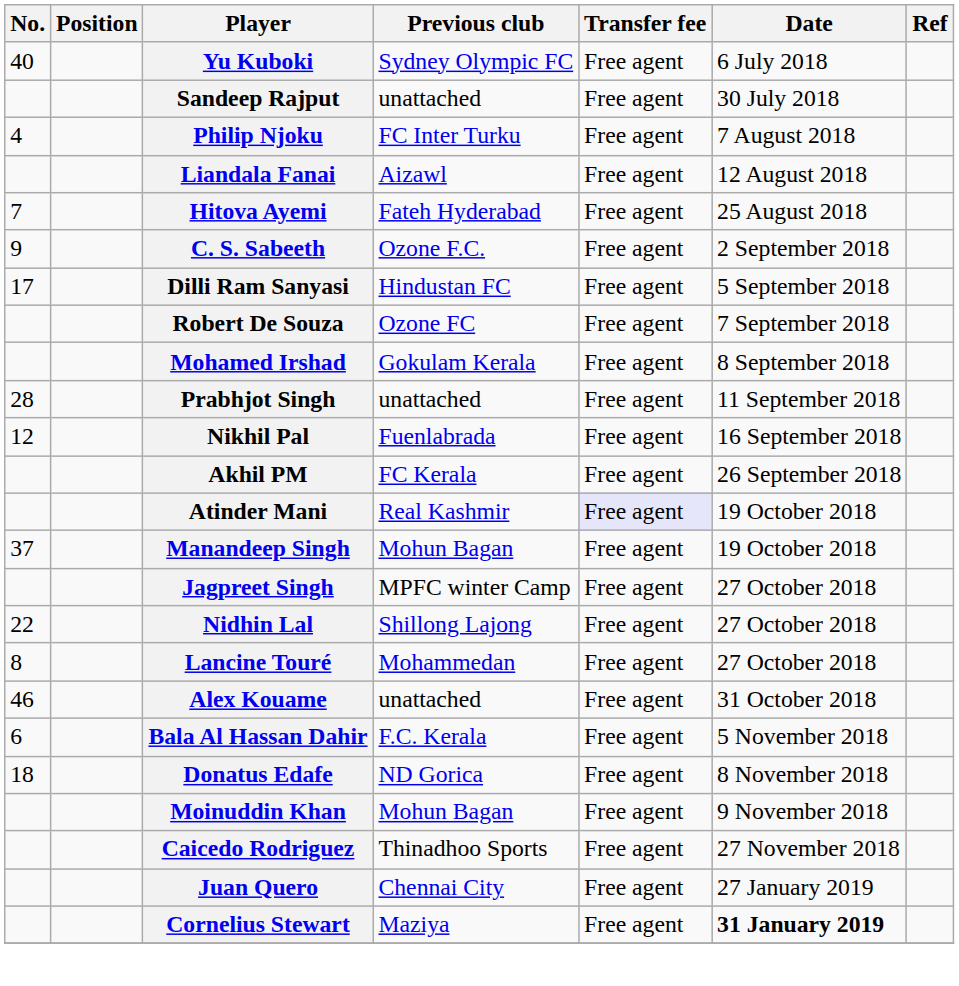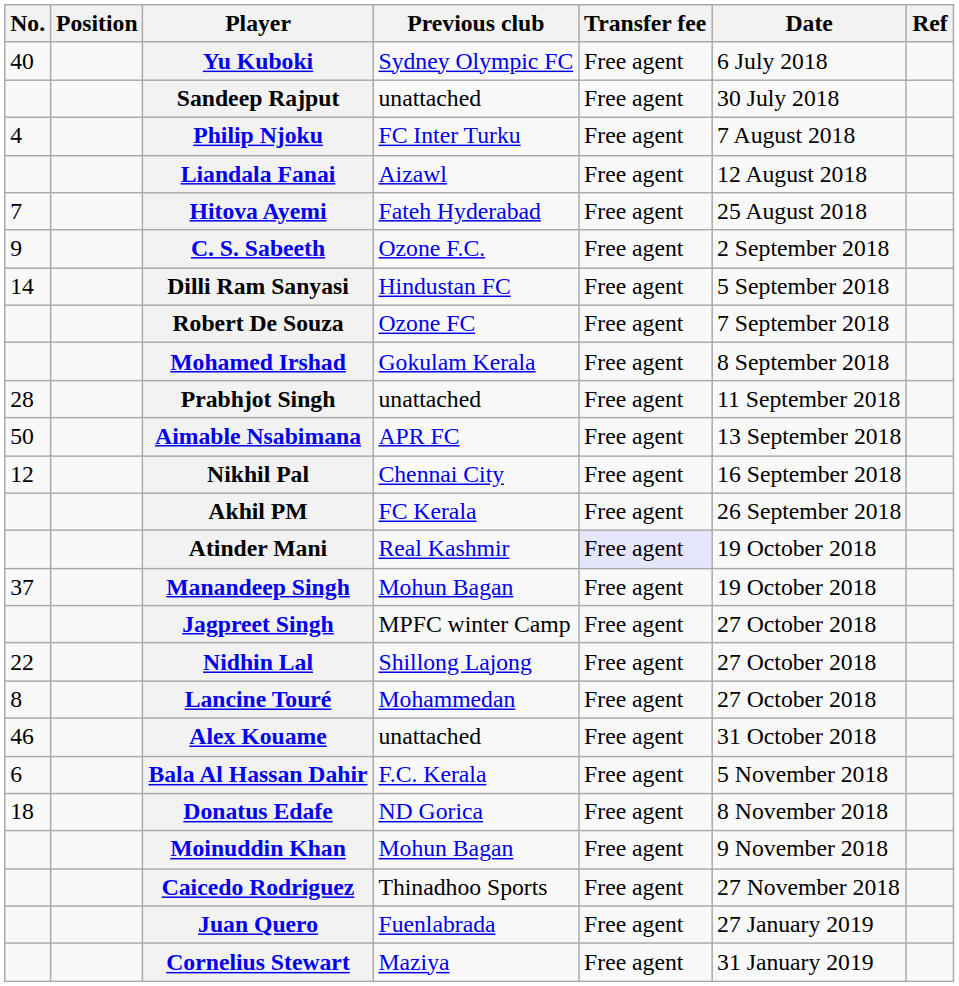(22, 286) 17 -> (22, 286) 14
+ row: (258, 436)
(437, 436) Fuenlabrada -> (441, 473) Chennai City
(441, 887) Chennai City -> (437, 924) Fuenlabrada
(801, 924) bold -> (795, 962) normal
